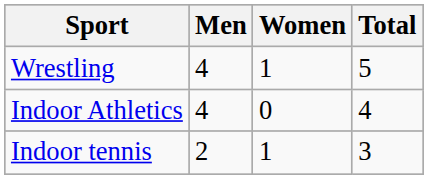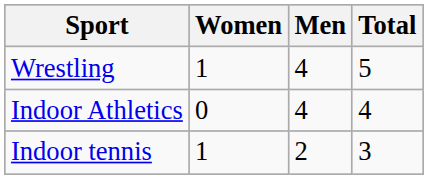columns swapped: (221, 25) <-> (303, 25)
